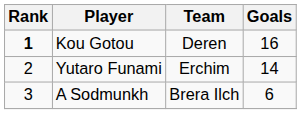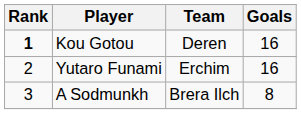(269, 69) 14 -> (269, 69) 16
(269, 95) 6 -> (269, 95) 8
